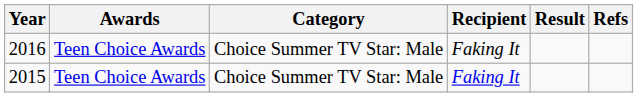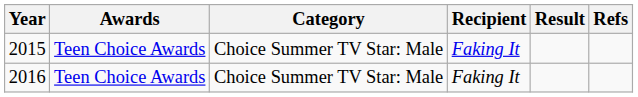rows swapped: (27, 77) <-> (27, 48)
